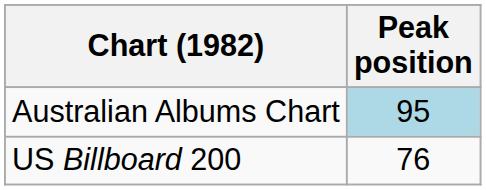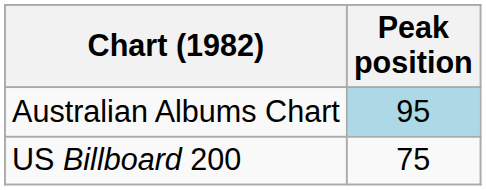(413, 160) 76 -> (413, 160) 75
